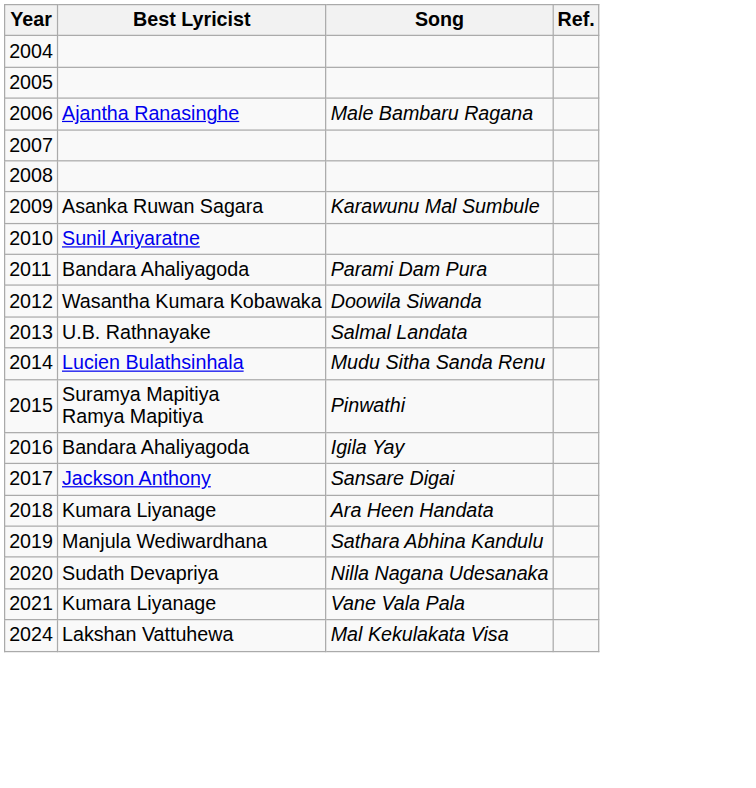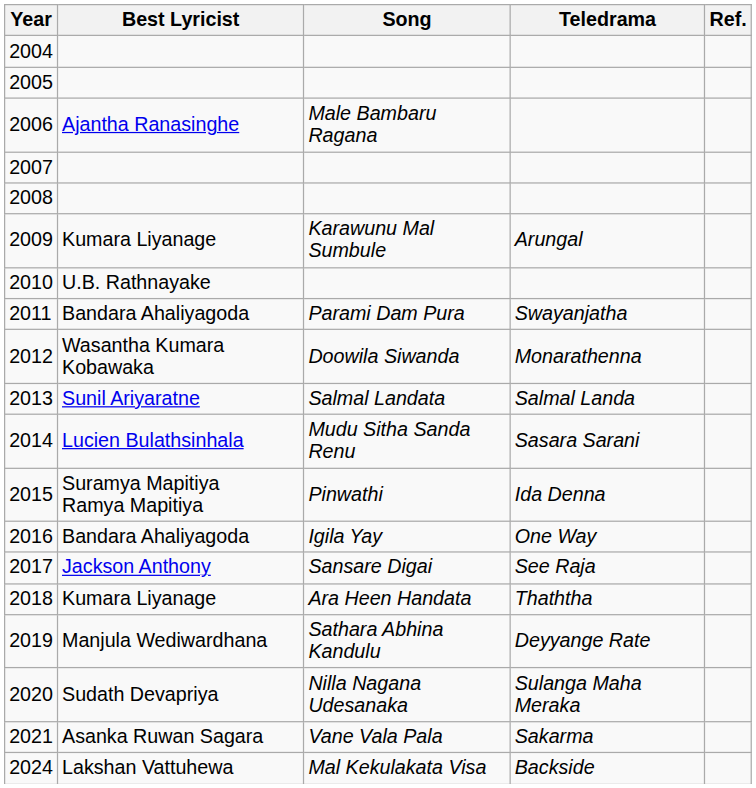+ column: (608, 20)
(163, 207) Asanka Ruwan Sagara -> (139, 240) Kumara Liyanage
(131, 238) Sunil Ariyaratne -> (136, 282) U.B. Rathnayake
(136, 332) U.B. Rathnayake -> (131, 398) Sunil Ariyaratne
(139, 604) Kumara Liyanage -> (163, 736) Asanka Ruwan Sagara
